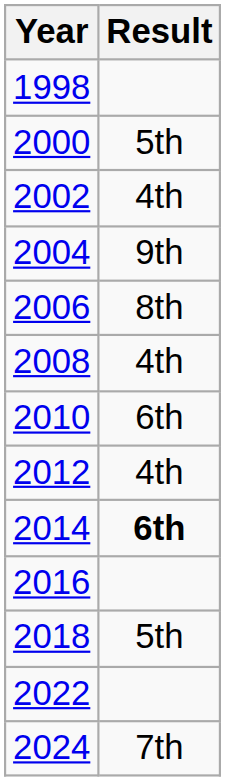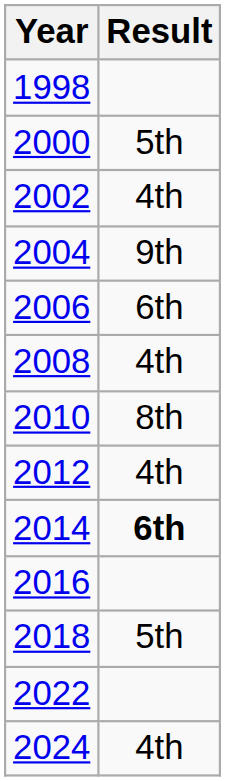(159, 307) 8th -> (159, 307) 6th
(159, 417) 6th -> (159, 417) 8th
(159, 747) 7th -> (159, 747) 4th
